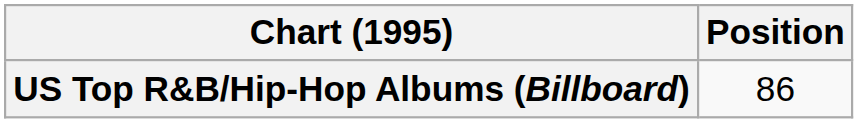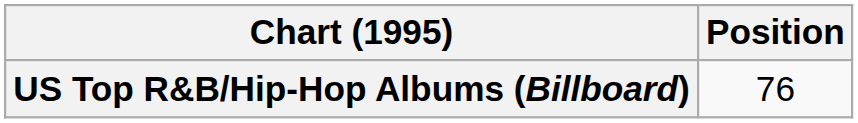(775, 88) 86 -> (775, 88) 76
